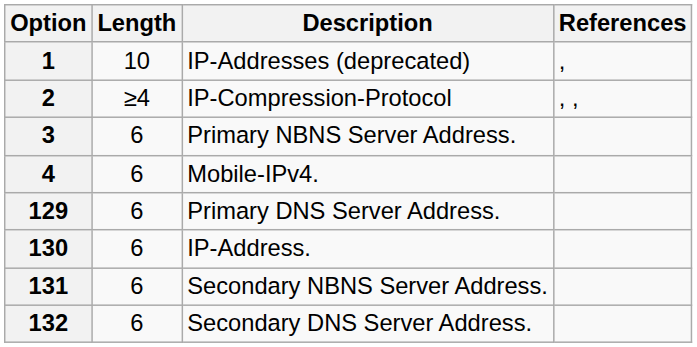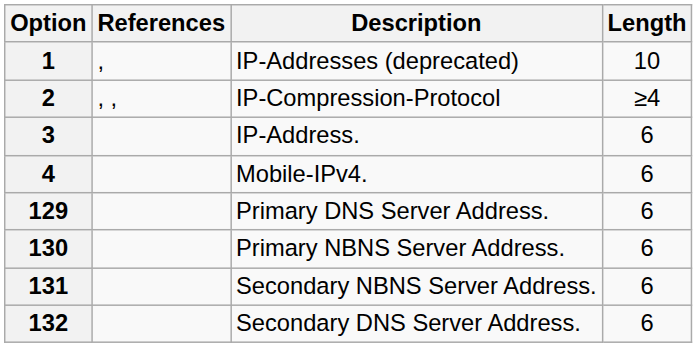columns swapped: (137, 23) <-> (623, 23)
(352, 135) Primary NBNS Server Address. -> (298, 135) IP-Address.
(249, 248) IP-Address. -> (401, 248) Primary NBNS Server Address.
